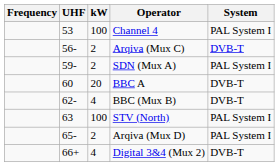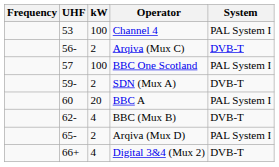+ row: (155, 65)
(241, 65) PAL System I -> (227, 83) DVB-T
(227, 83) DVB-T -> (241, 100) PAL System I
- row: (141, 118)
